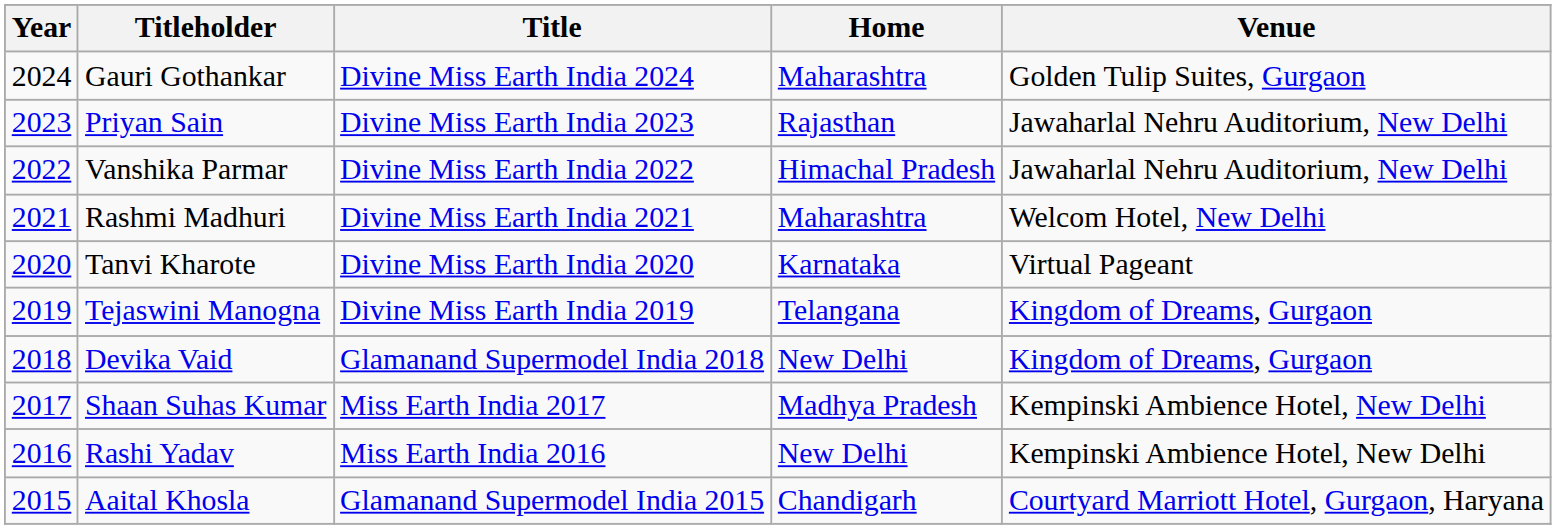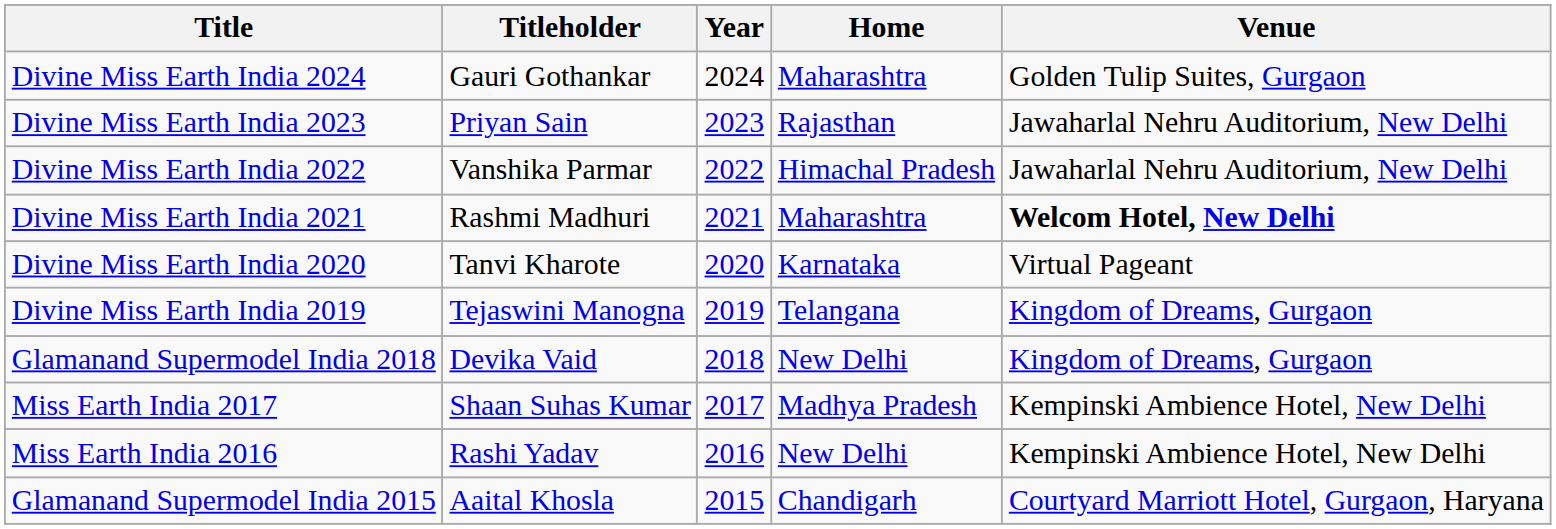columns swapped: (42, 28) <-> (552, 28)
(1167, 216) normal -> (1172, 216) bold
